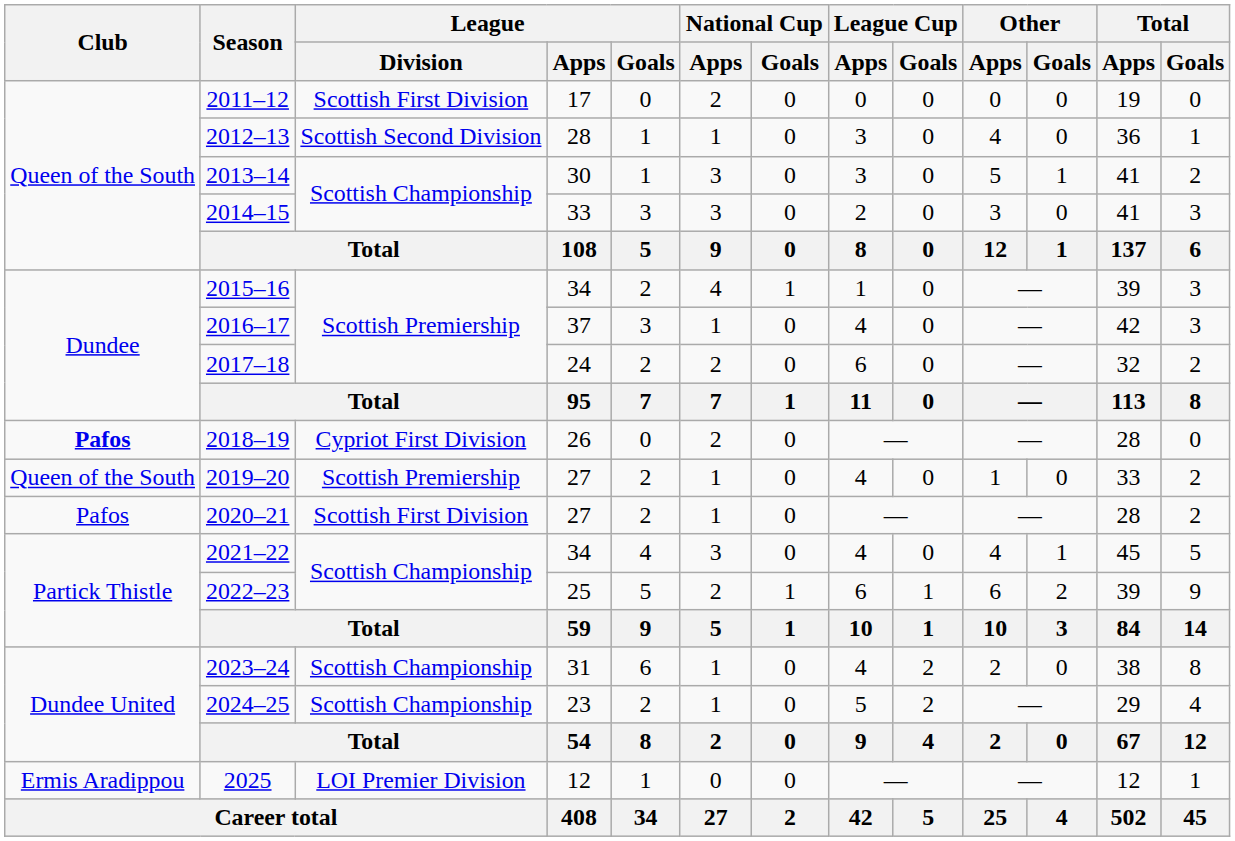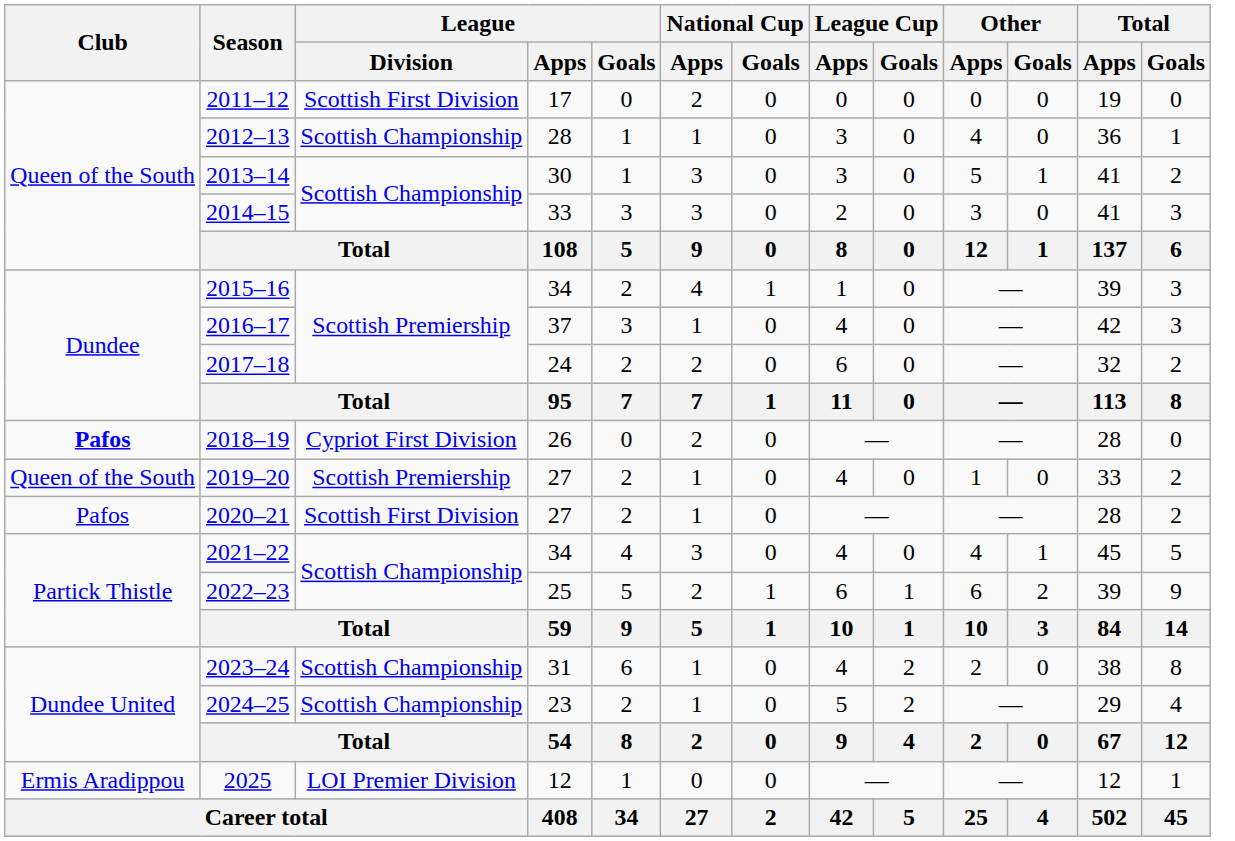(421, 136) Scottish Second Division -> (411, 136) Scottish Championship
